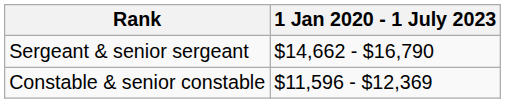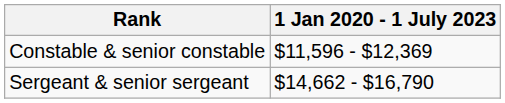rows swapped: (129, 51) <-> (137, 82)
